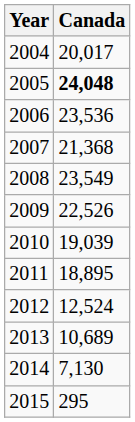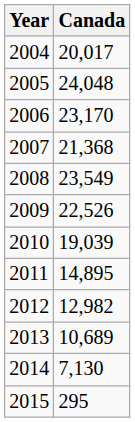(86, 83) bold -> (86, 83) normal
(86, 115) 23,536 -> (86, 115) 23,170
(86, 274) 18,895 -> (86, 274) 14,895
(86, 305) 12,524 -> (86, 305) 12,982
